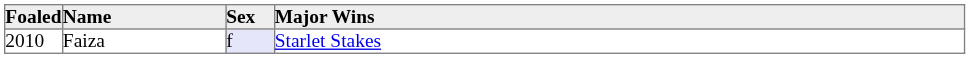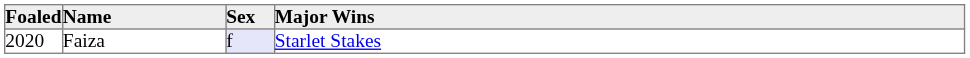(25, 40) 2010 -> (25, 40) 2020
